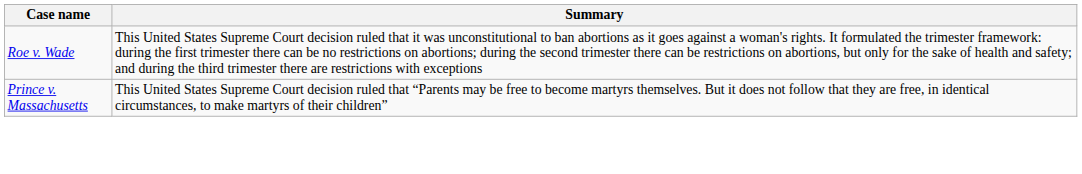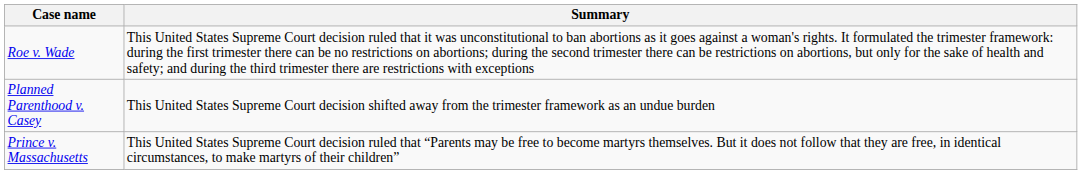+ row: (46, 105)
